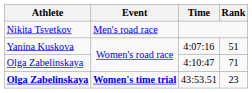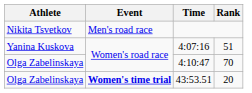(233, 63) 71 -> (228, 63) 70
(48, 80) bold -> (45, 80) normal
(233, 80) 23 -> (228, 80) 20
